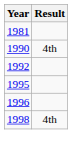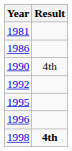+ row: (18, 48)
(50, 119) normal -> (50, 137) bold
